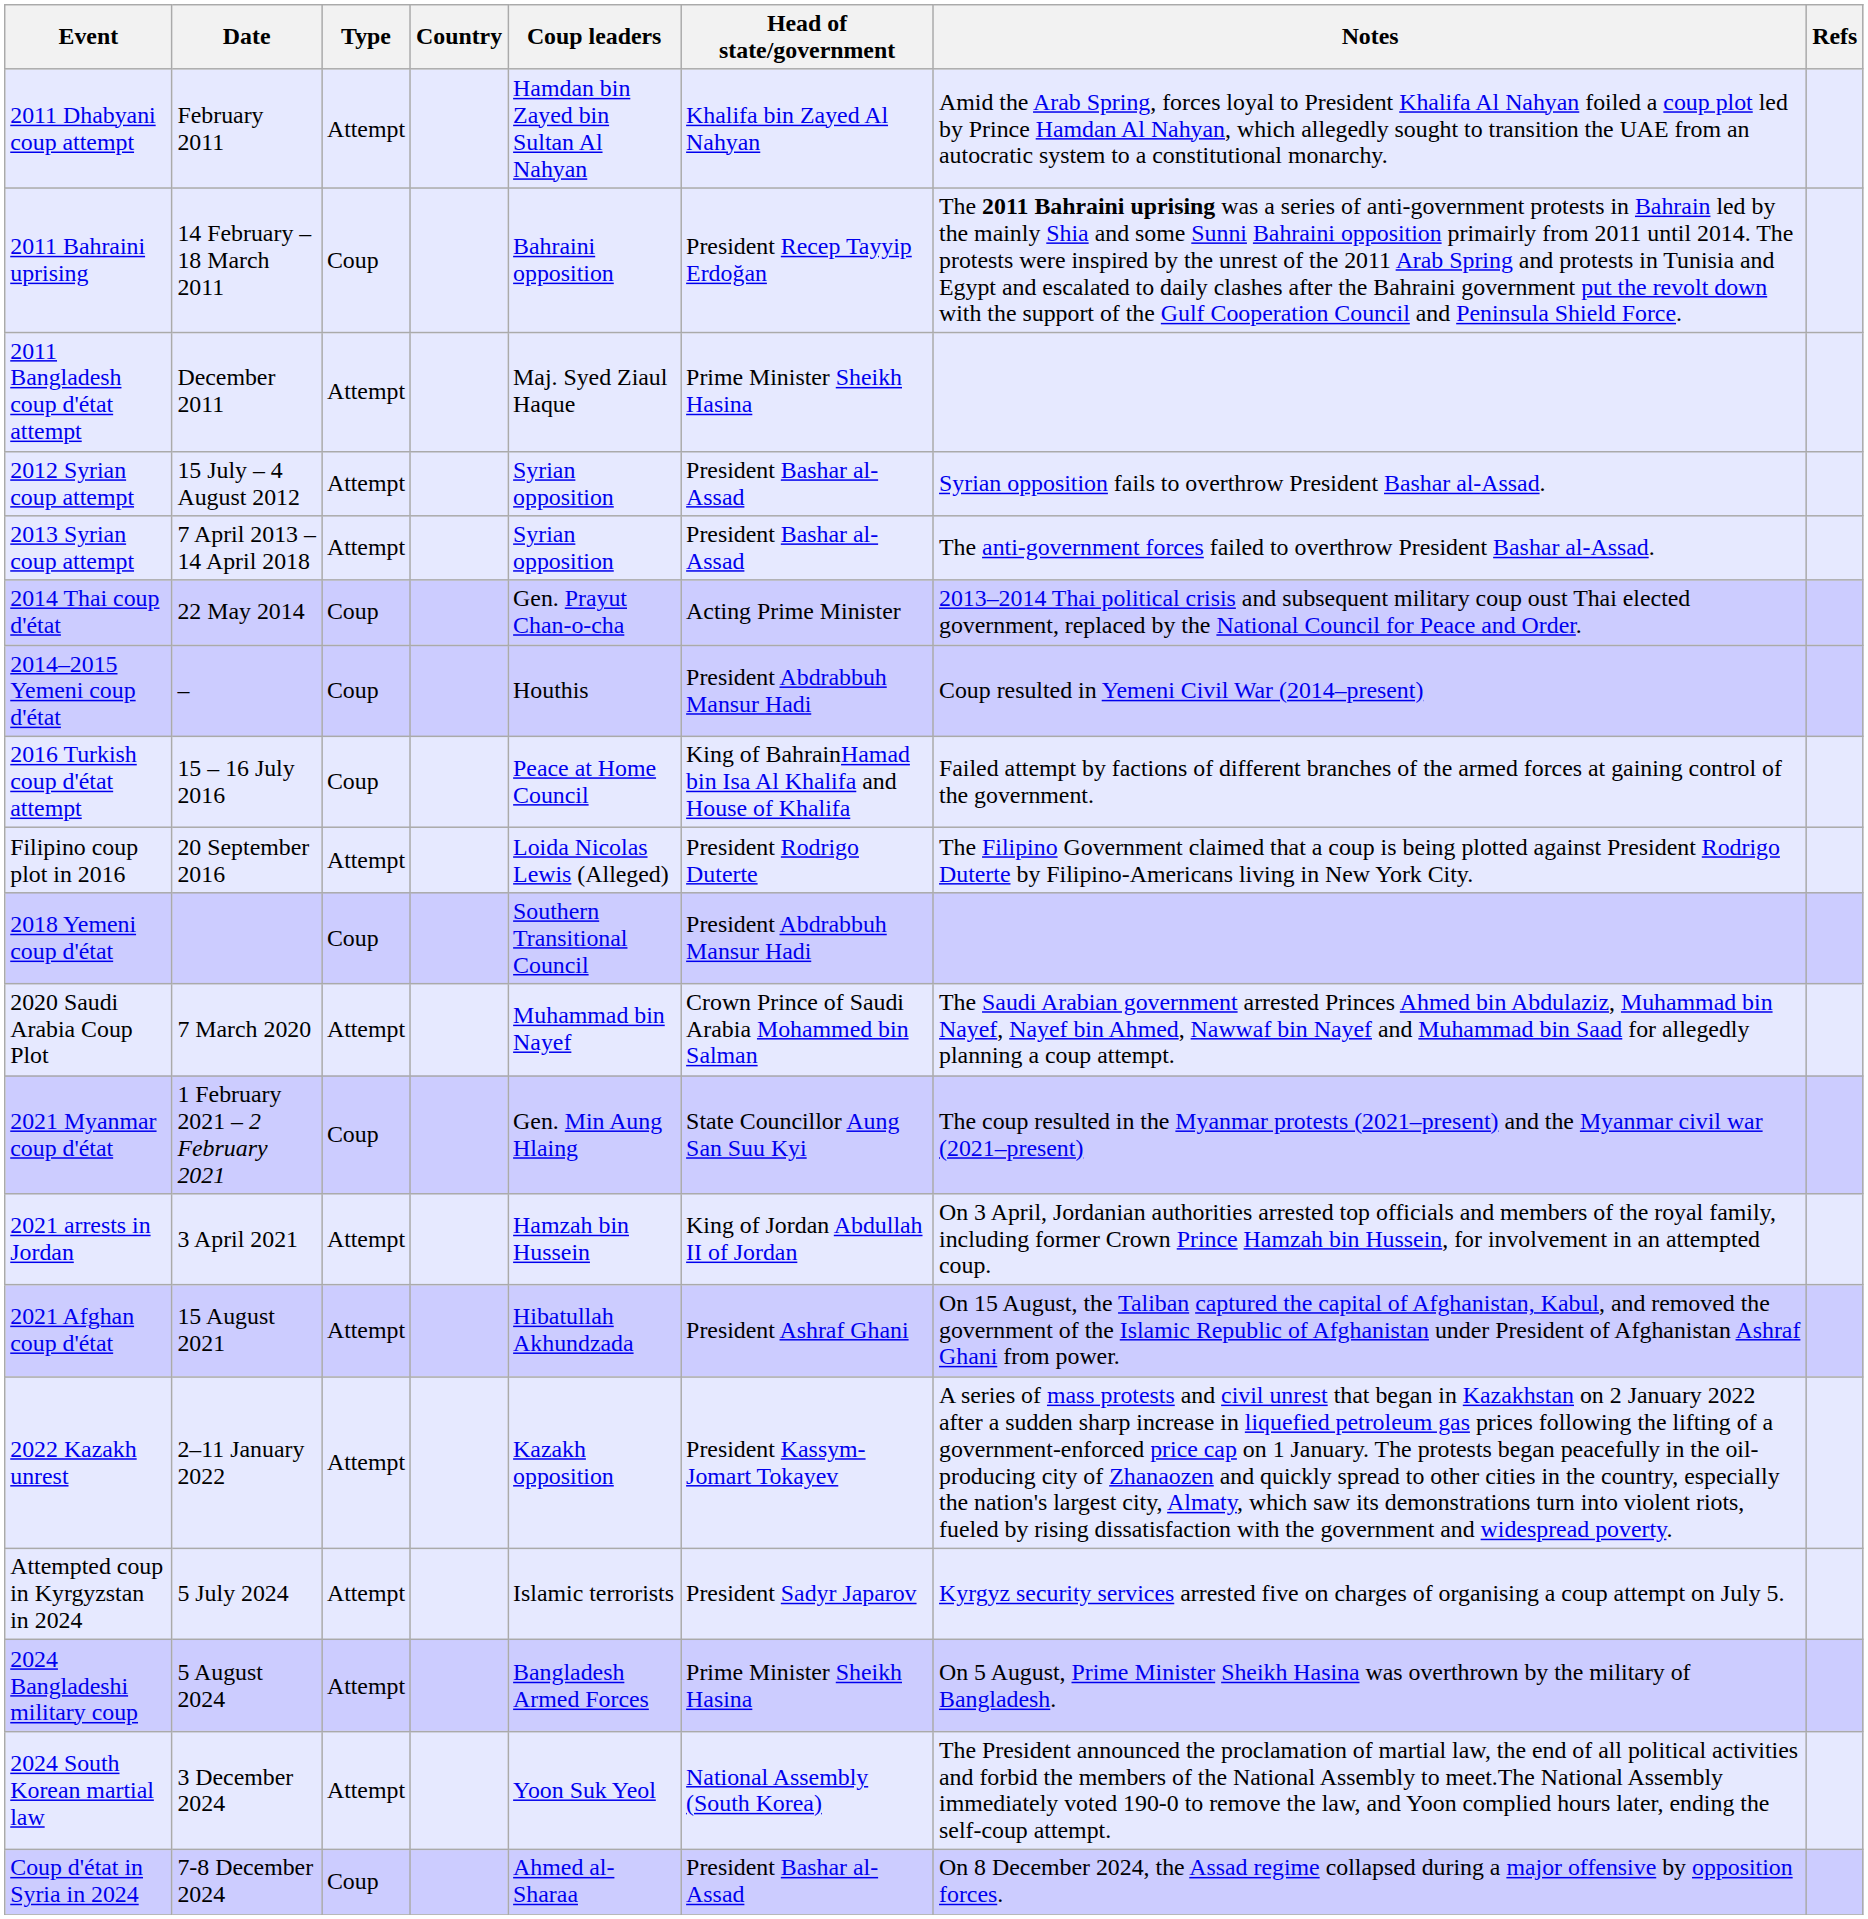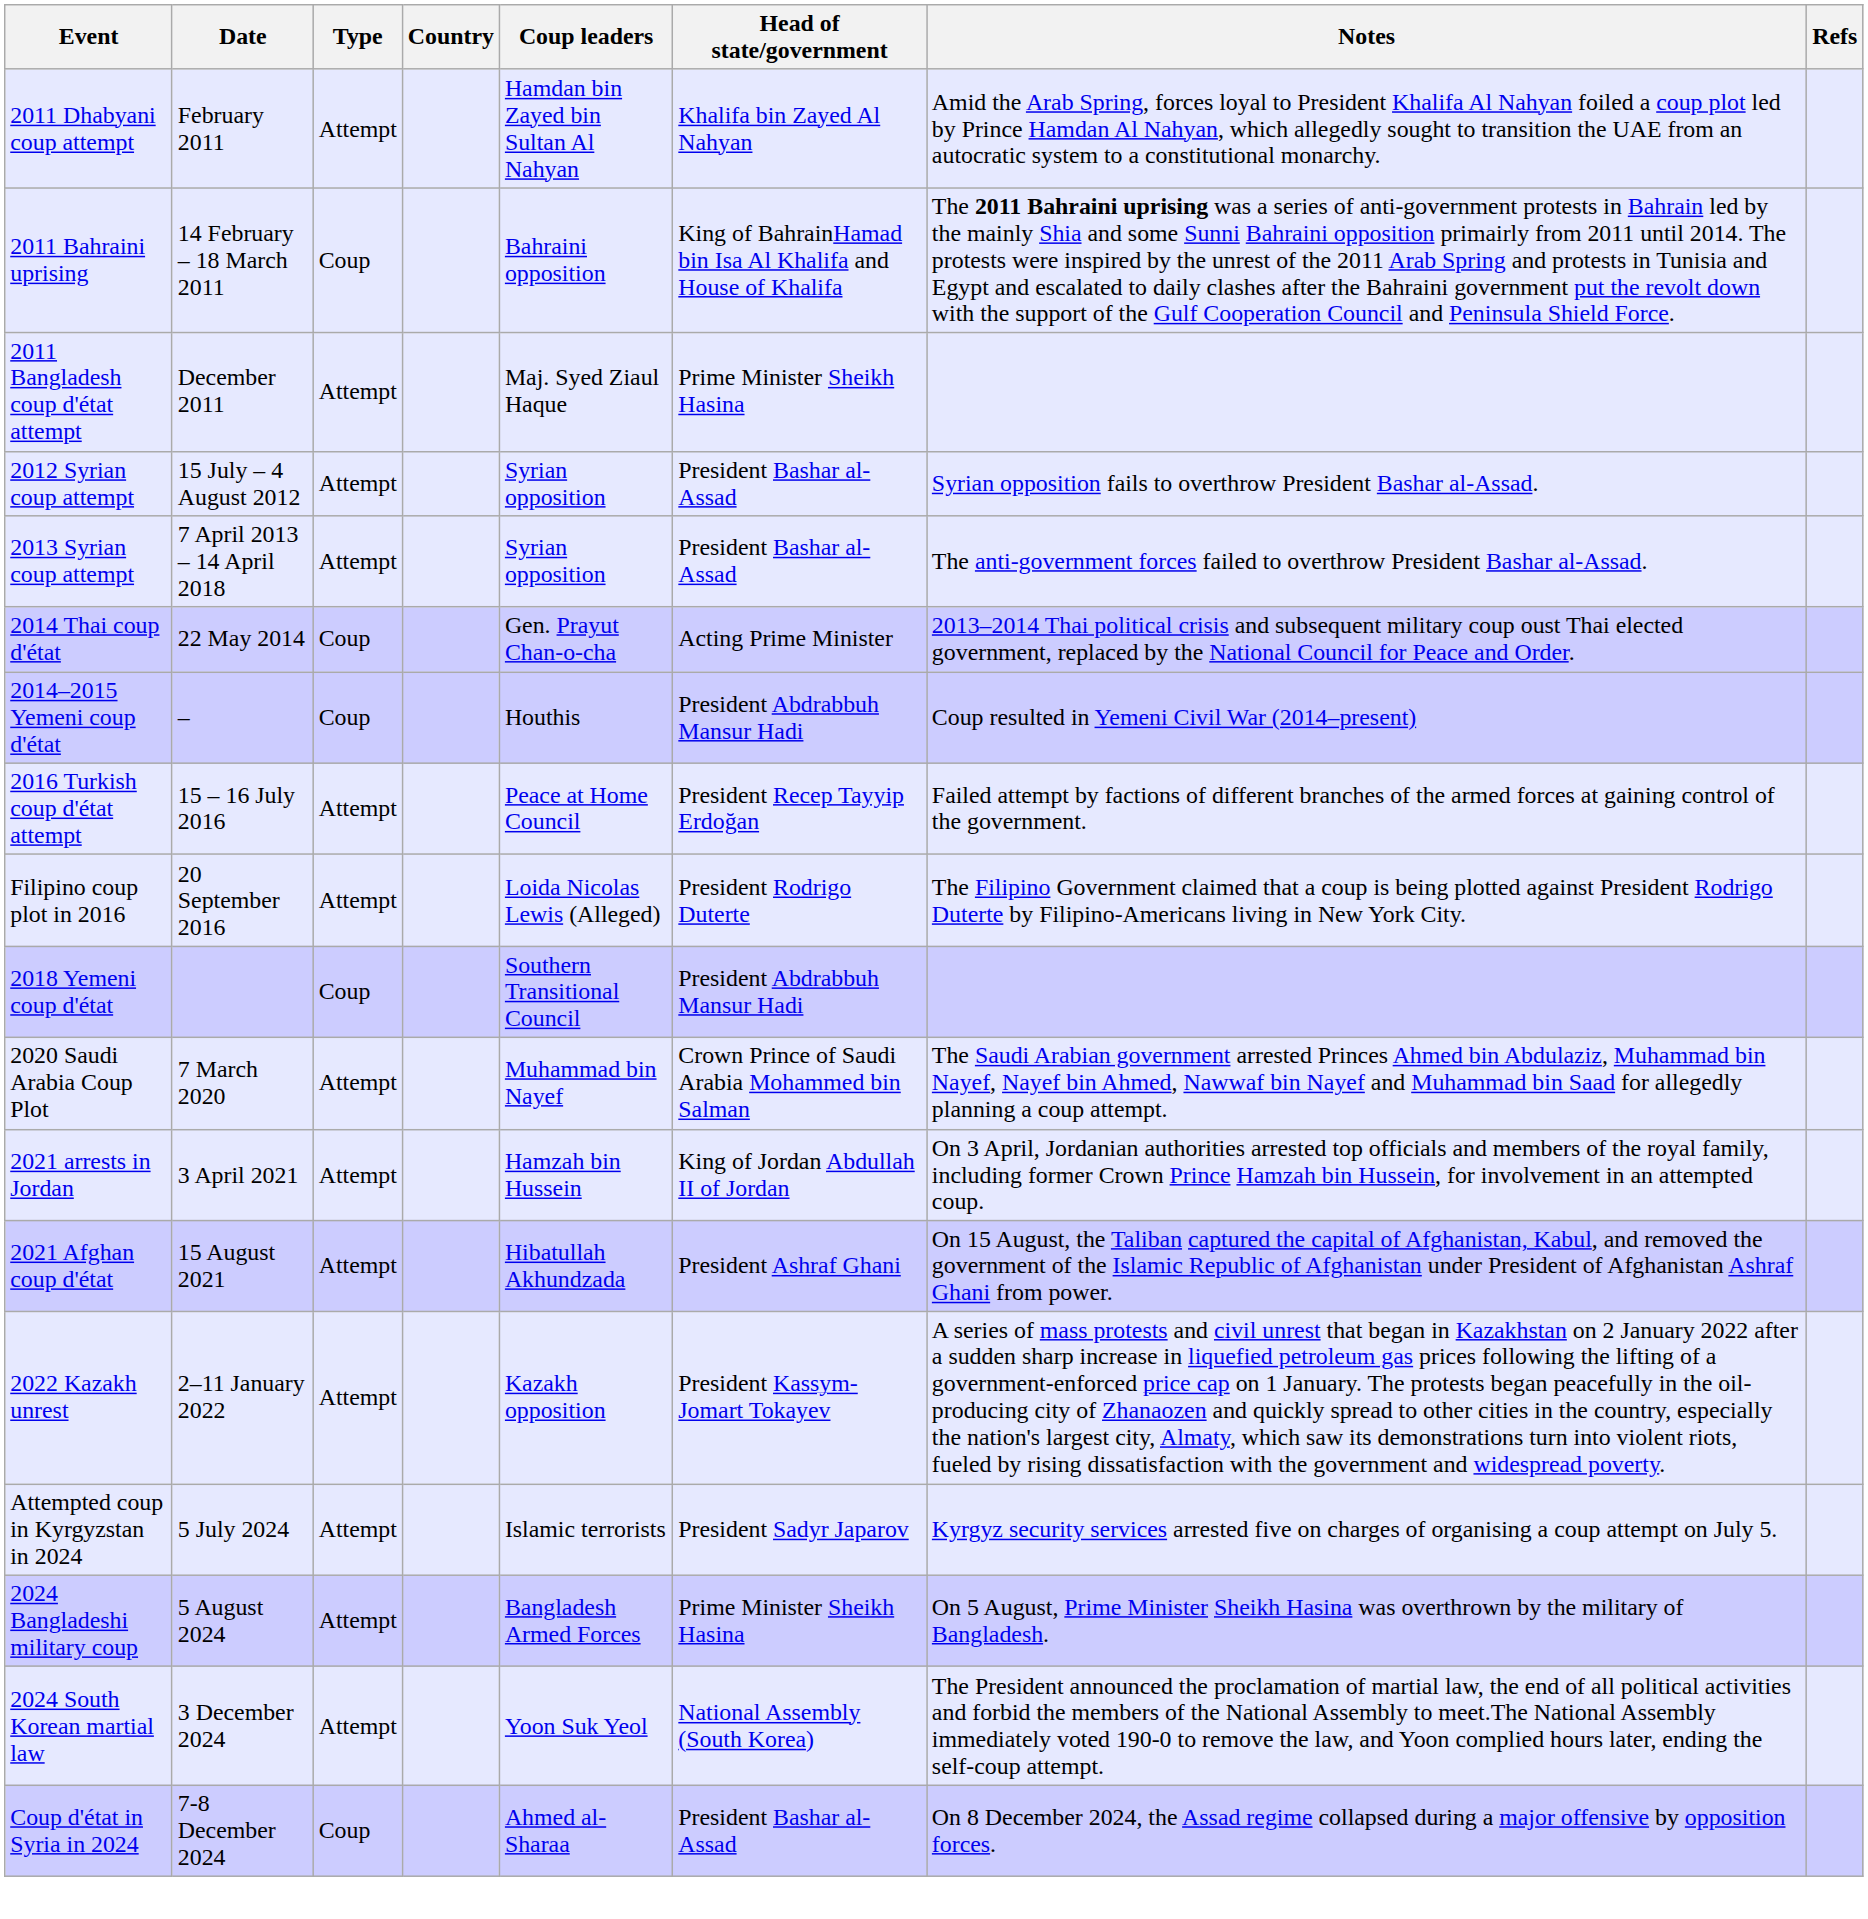(799, 259) President Recep Tayyip Erdoğan -> (790, 259) King of BahrainHamad bin Isa Al Khalifa and House of Khalifa
(353, 781) Coup -> (358, 808) Attempt
(798, 781) King of BahrainHamad bin Isa Al Khalifa and House of Khalifa -> (791, 808) President Recep Tayyip Erdoğan
- row: (83, 1134)
